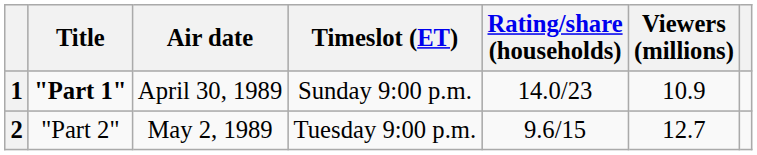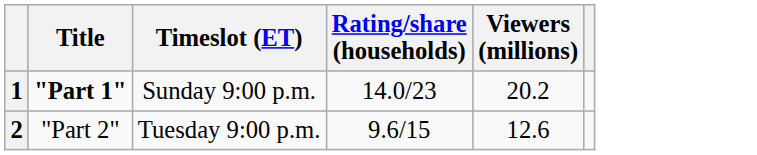- column: (210, 37)
(684, 90) 10.9 -> (528, 90) 20.2
(684, 129) 12.7 -> (528, 129) 12.6
